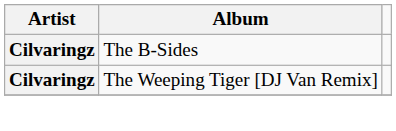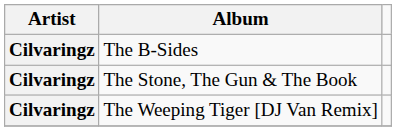+ row: (230, 79)
